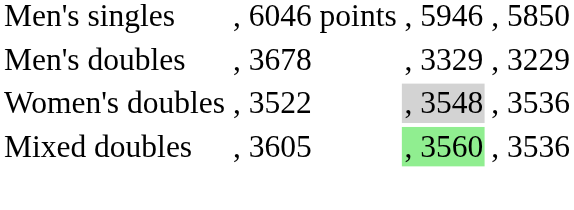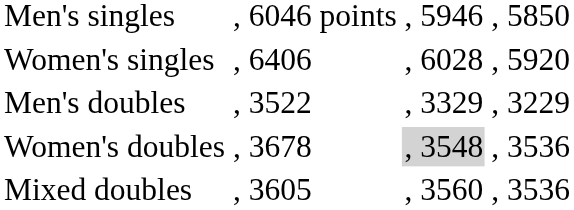+ row: (109, 59)
(272, 59) , 3678 -> (272, 102) , 3522
(272, 102) , 3522 -> (272, 146) , 3678
(444, 146) lightgreen background -> (444, 189) no background
